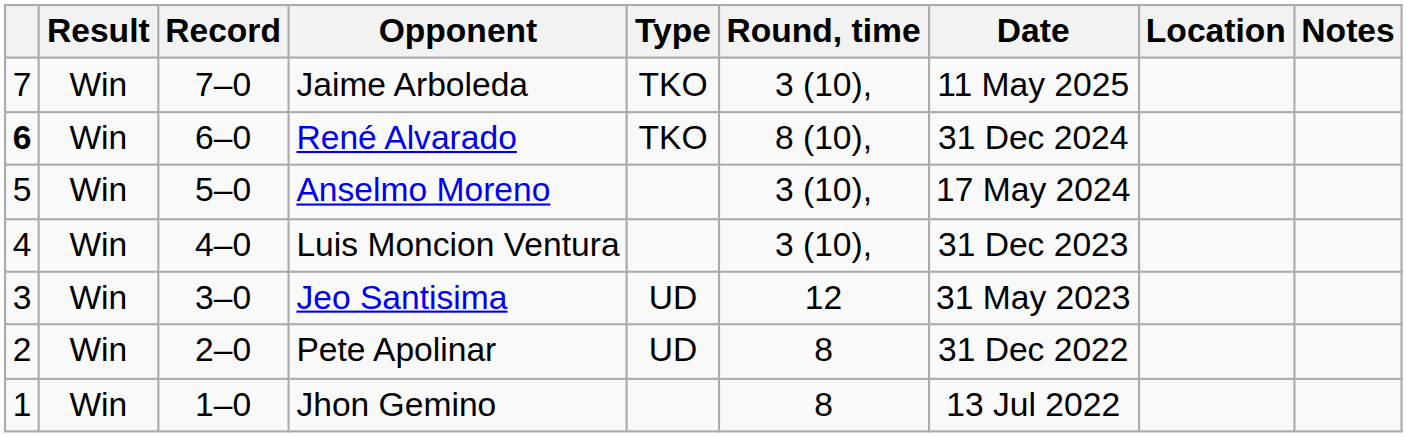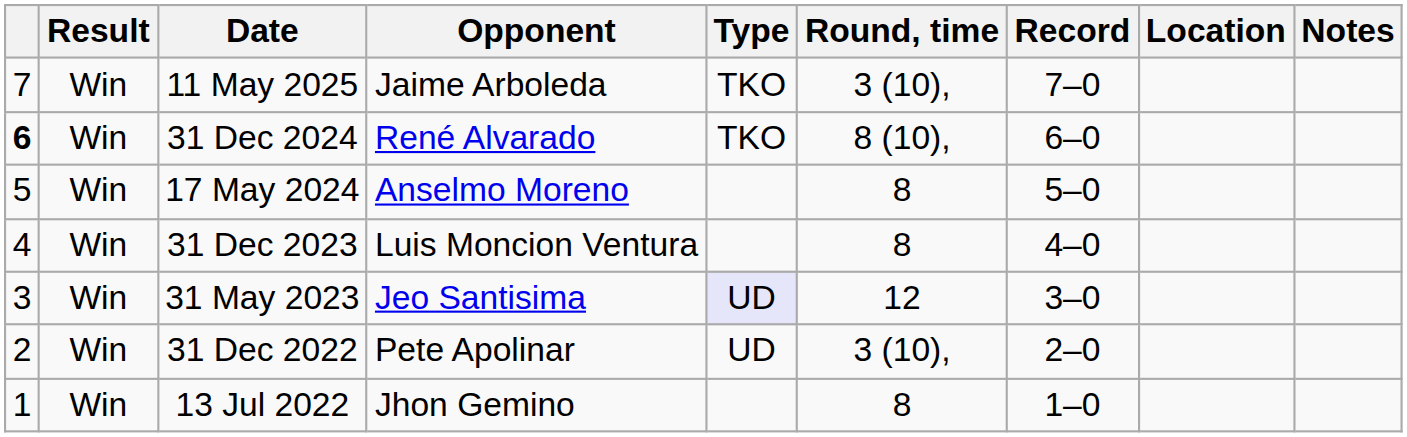columns swapped: (223, 31) <-> (1033, 31)
(824, 191) 3 (10), -> (902, 191) 8
(824, 244) 3 (10), -> (902, 244) 8
(673, 297) no background -> (752, 297) lavender background
(824, 350) 8 -> (902, 350) 3 (10),
